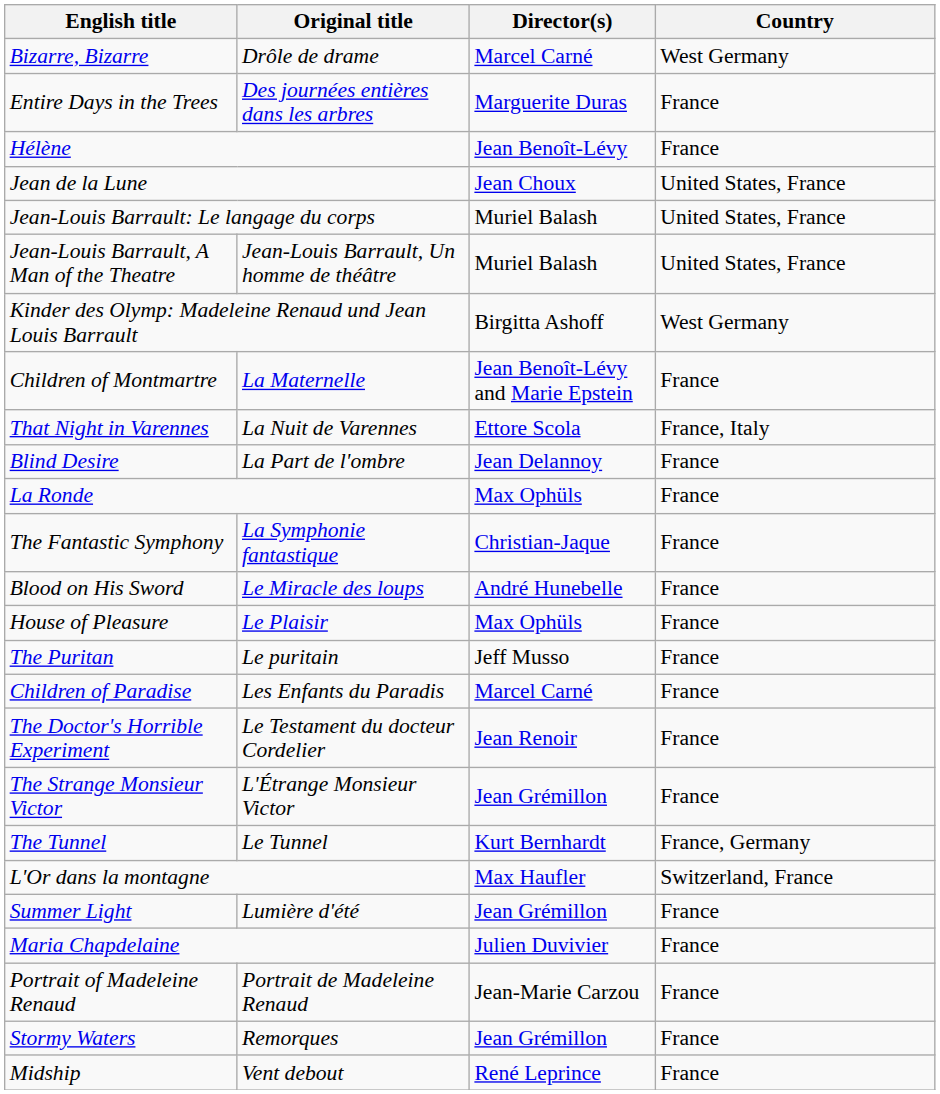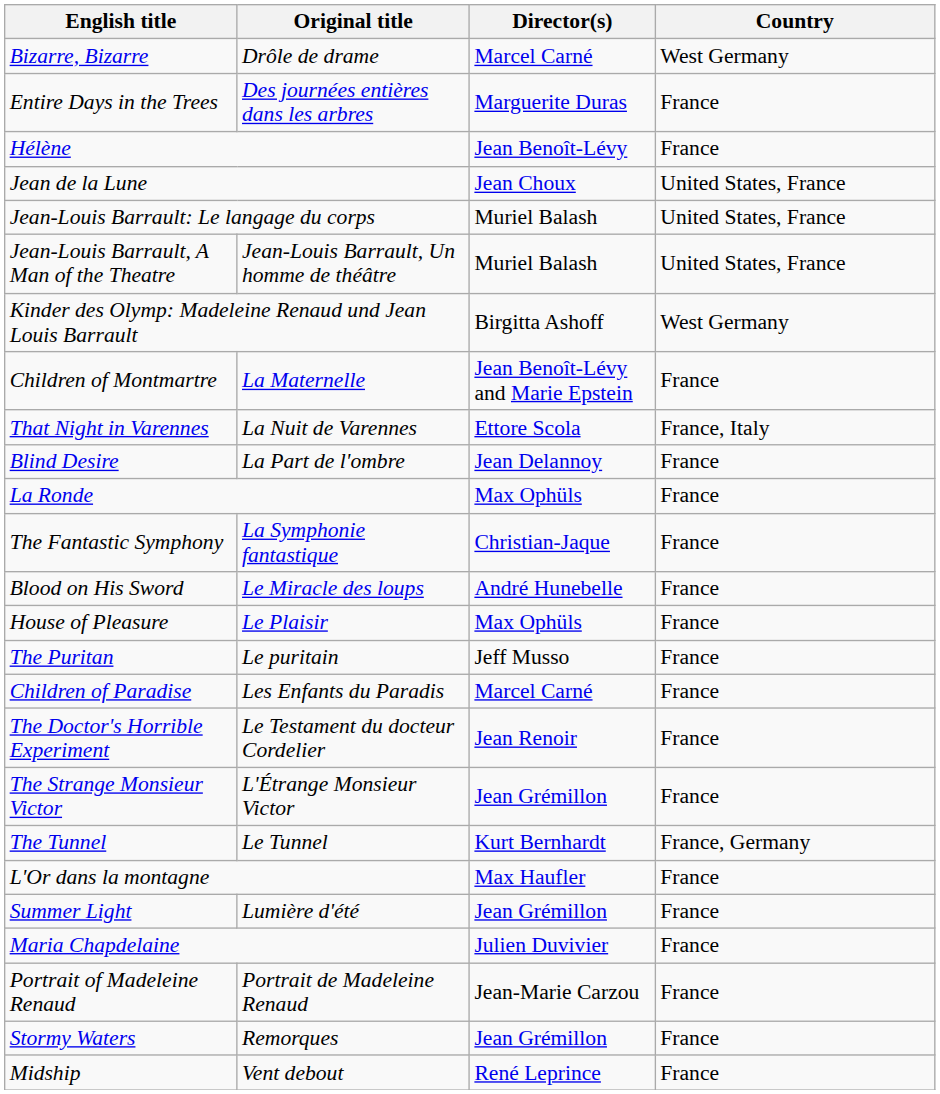(747, 876) Switzerland, France -> (690, 876) France
